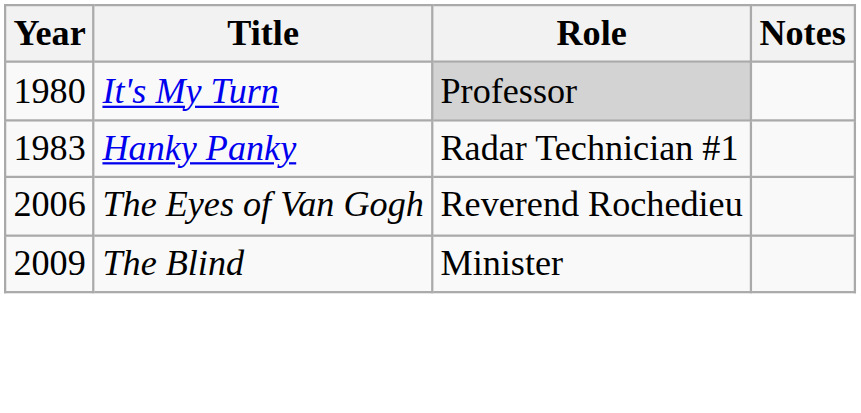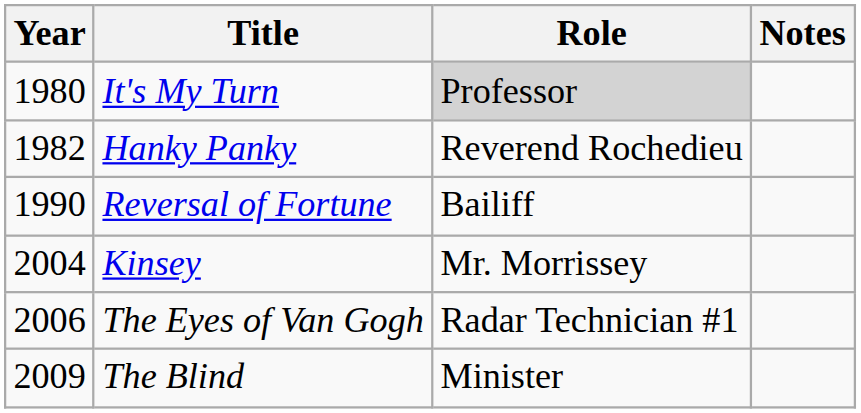(50, 147) 1983 -> (50, 147) 1982
(590, 147) Radar Technician #1 -> (592, 147) Reverend Rochedieu
+ row: (247, 205)
+ row: (152, 262)
(592, 205) Reverend Rochedieu -> (590, 319) Radar Technician #1
